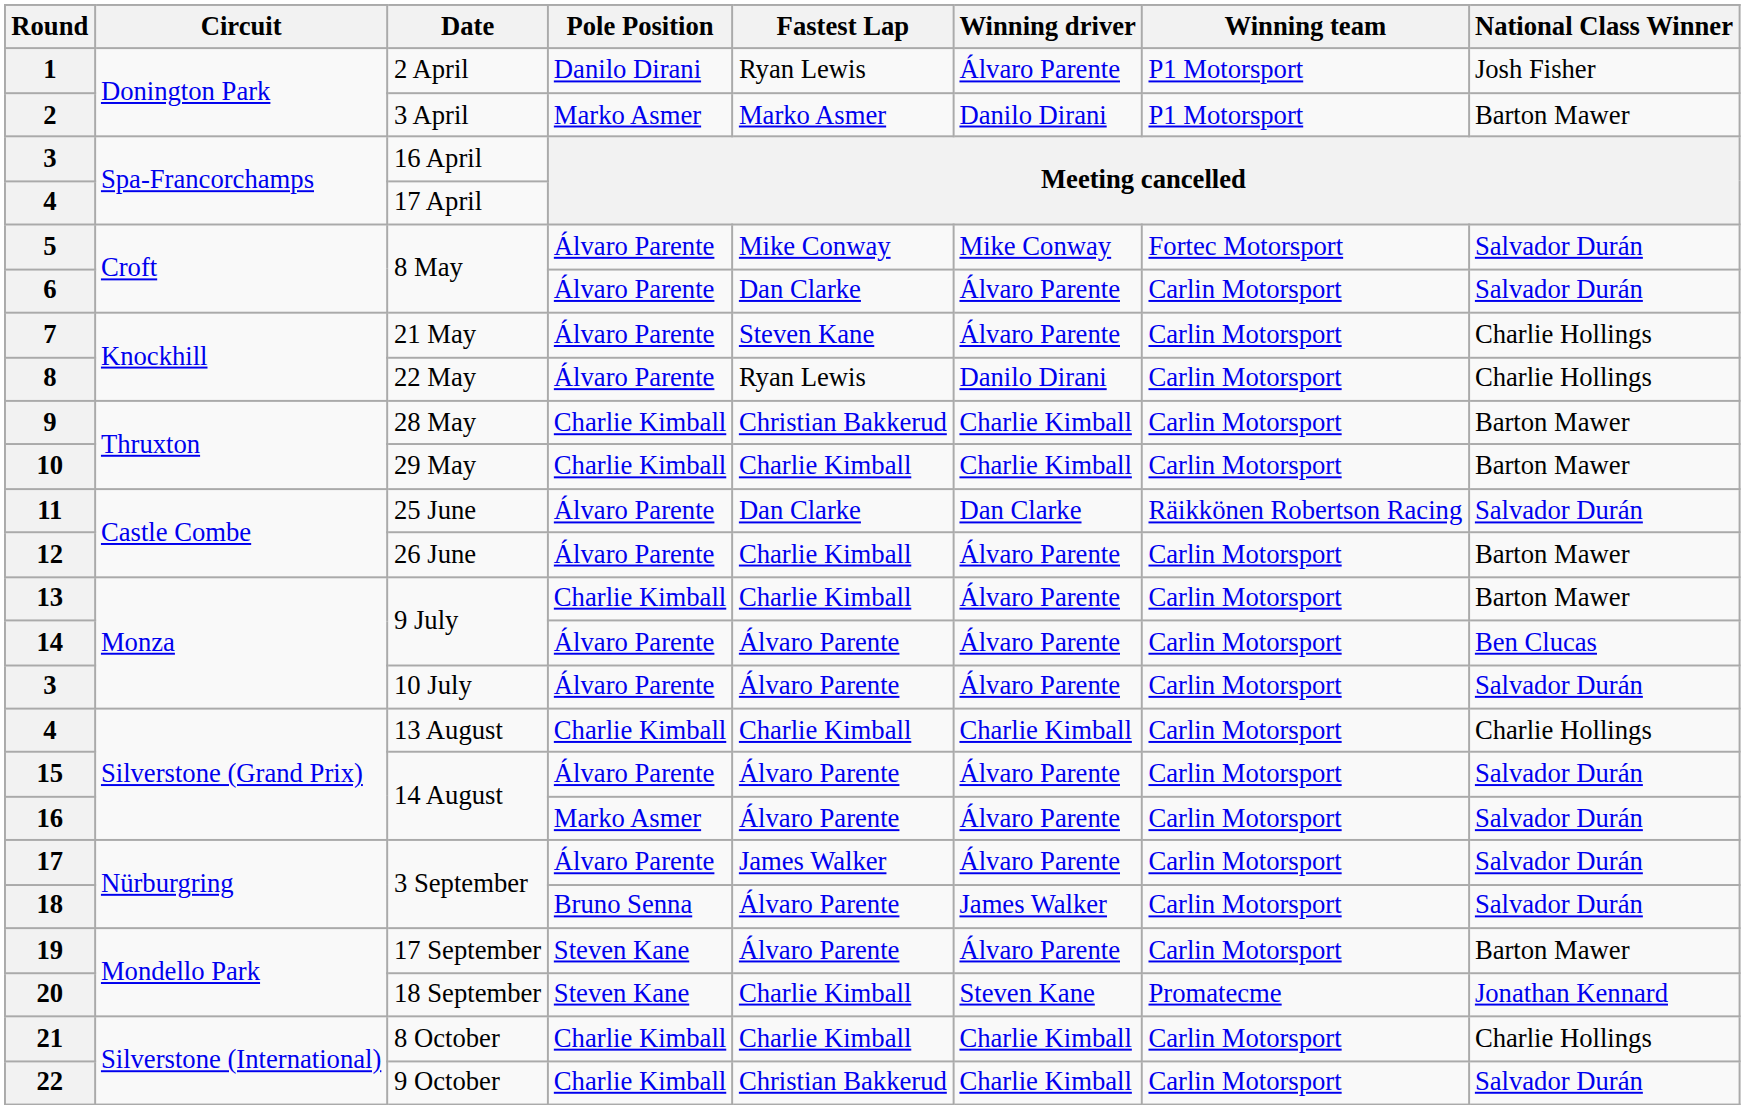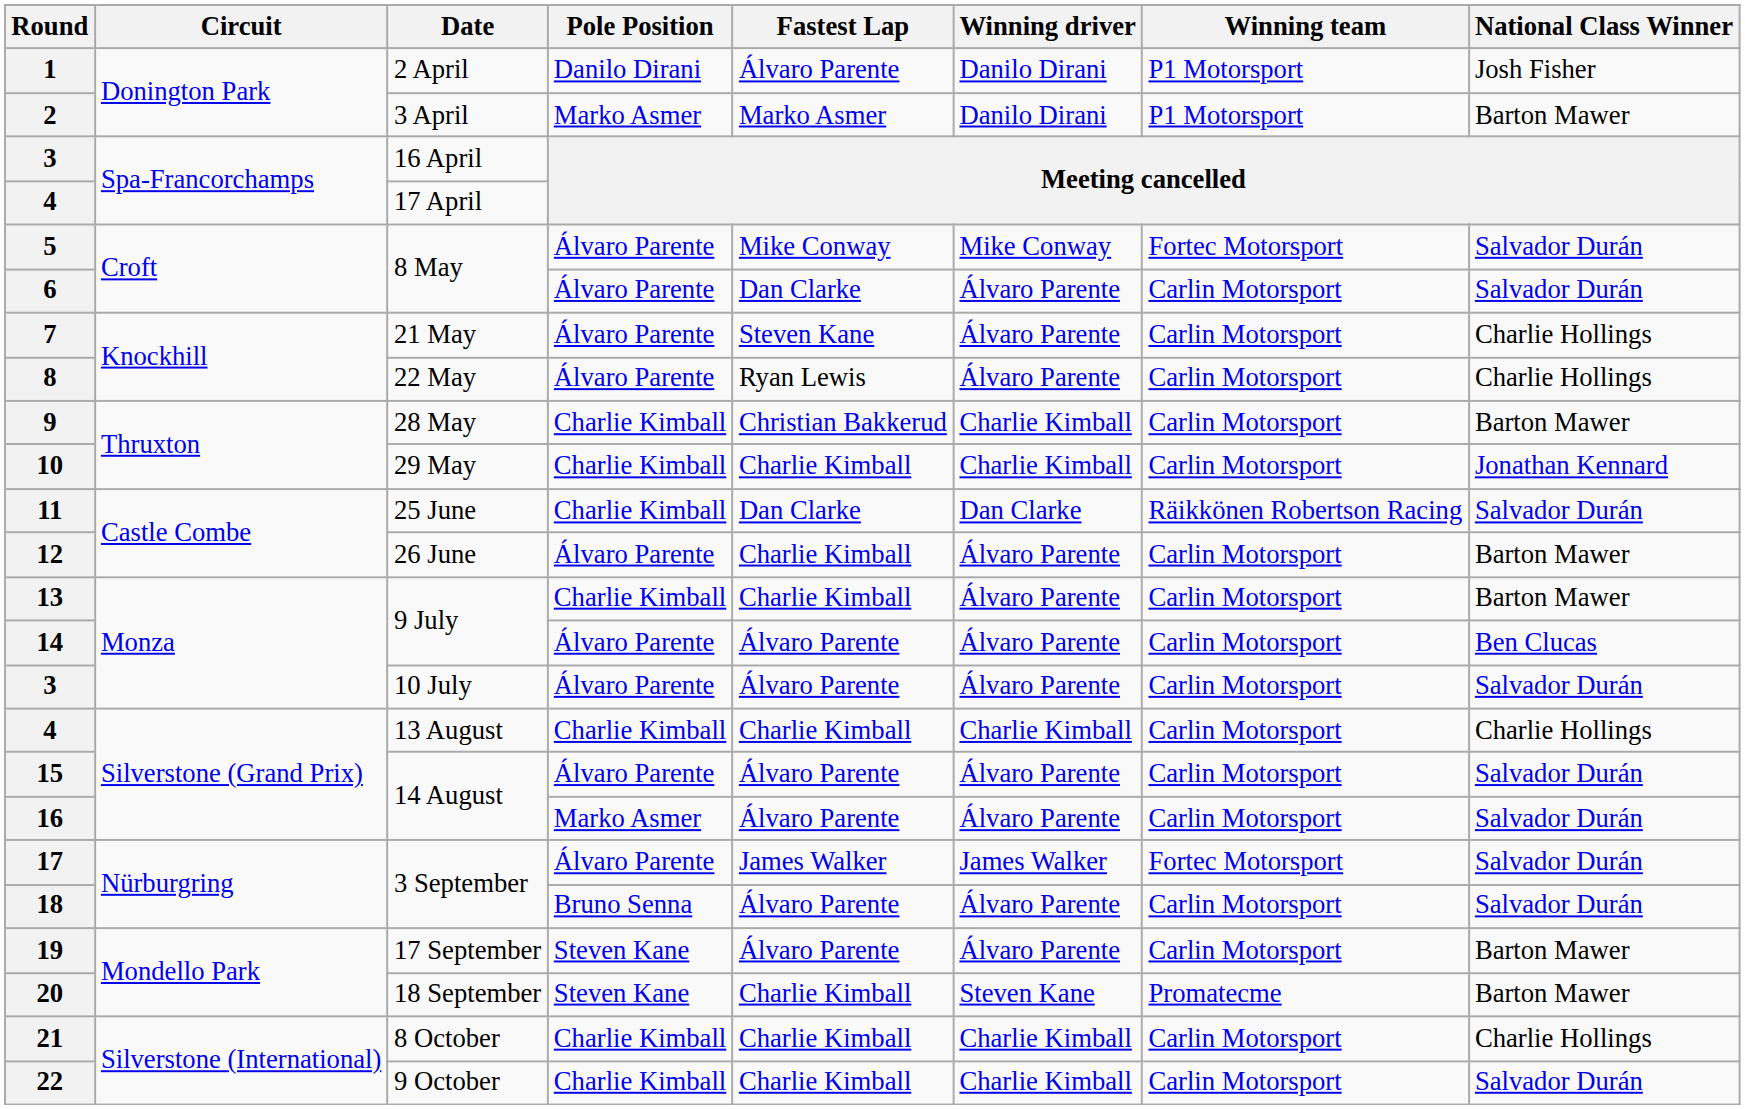(802, 70) Ryan Lewis -> (819, 70) Álvaro Parente
(1040, 70) Álvaro Parente -> (1033, 70) Danilo Dirani
(1033, 377) Danilo Dirani -> (1040, 377) Álvaro Parente
(1552, 465) Barton Mawer -> (1571, 465) Jonathan Kennard
(634, 509) Álvaro Parente -> (640, 509) Charlie Kimball
(1040, 861) Álvaro Parente -> (1033, 861) James Walker
(1245, 861) Carlin Motorsport -> (1246, 861) Fortec Motorsport
(1033, 905) James Walker -> (1040, 905) Álvaro Parente
(1571, 993) Jonathan Kennard -> (1552, 993) Barton Mawer
(843, 1081) Christian Bakkerud -> (825, 1081) Charlie Kimball
